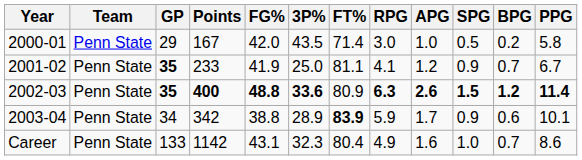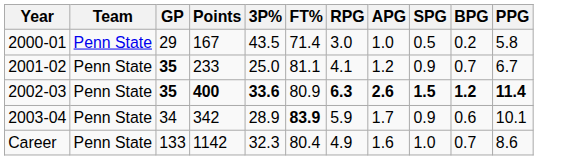- column: (267, 17)
